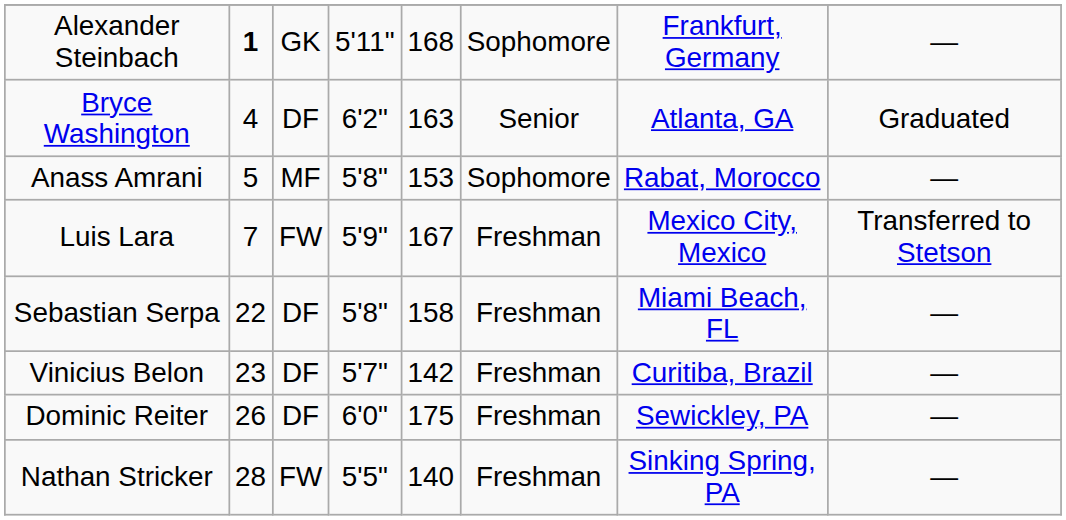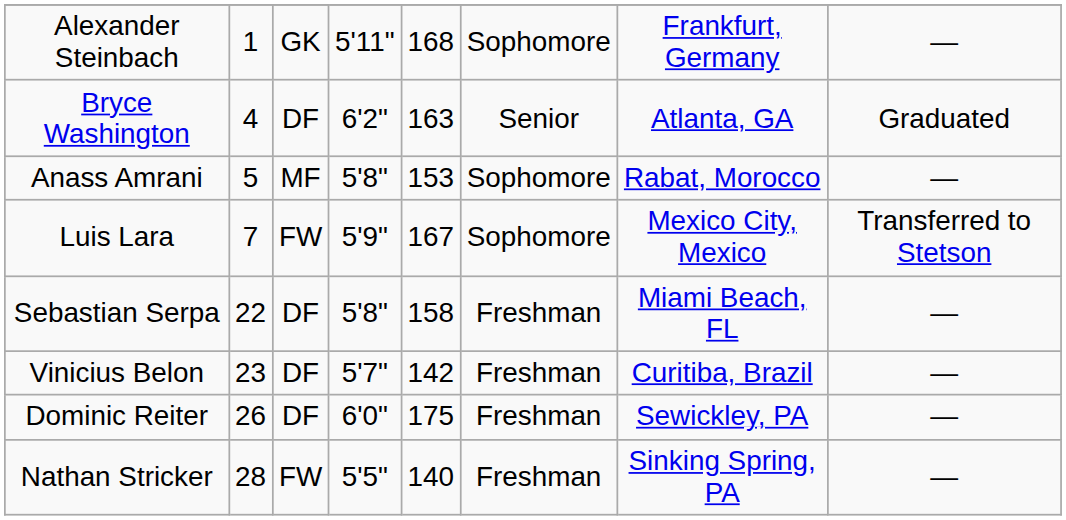(251, 42) bold -> (251, 42) normal
(539, 237) Freshman -> (539, 237) Sophomore
